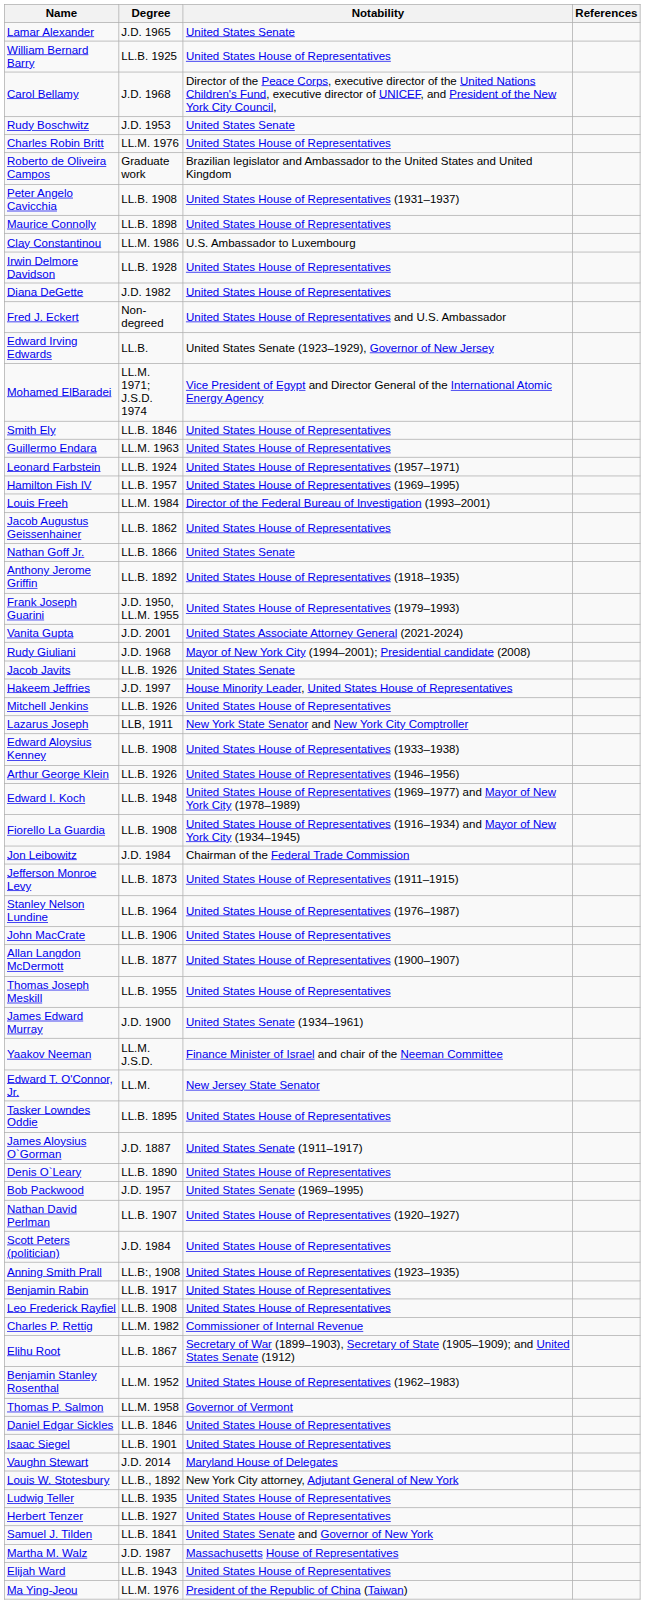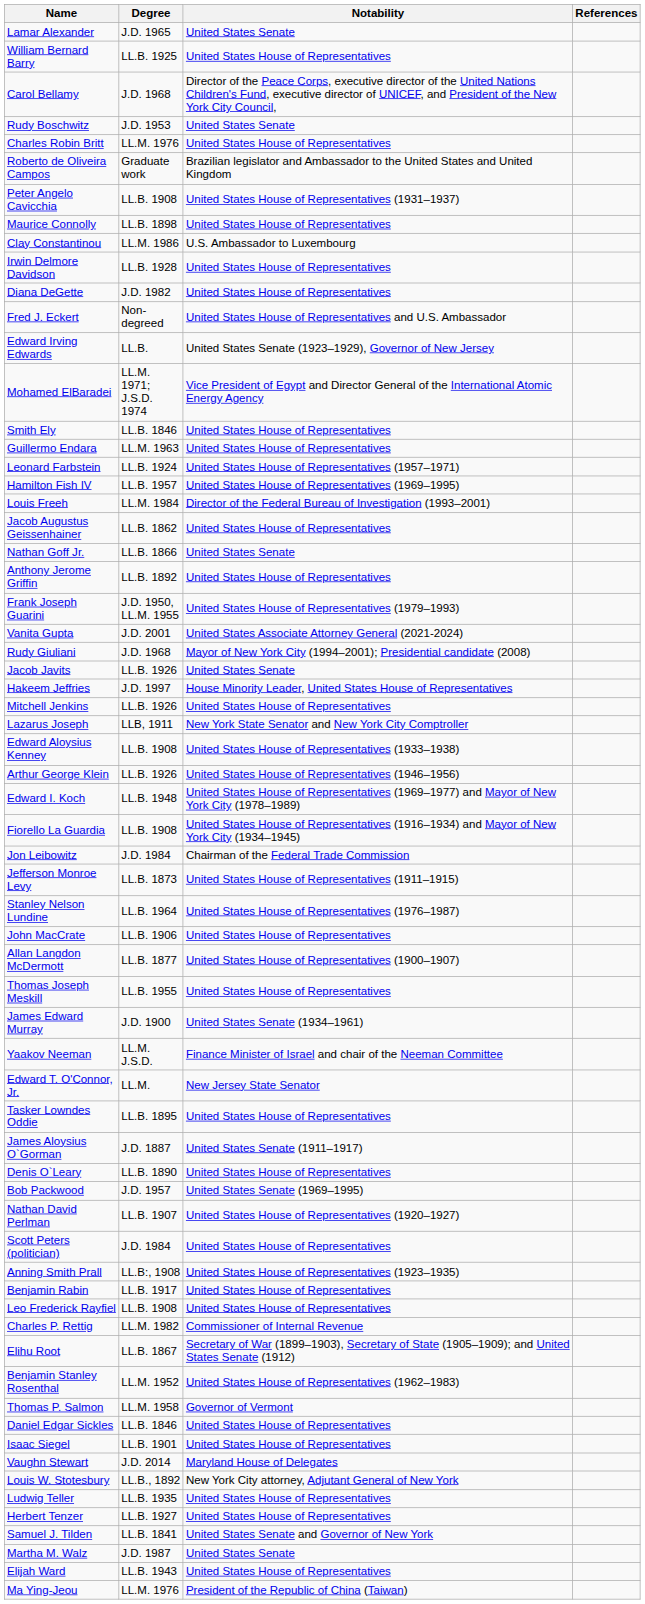(323, 577) United States House of Representatives (1918–1935) -> (288, 577) United States House of Representatives
(292, 1553) Massachusetts House of Representatives -> (240, 1553) United States Senate
